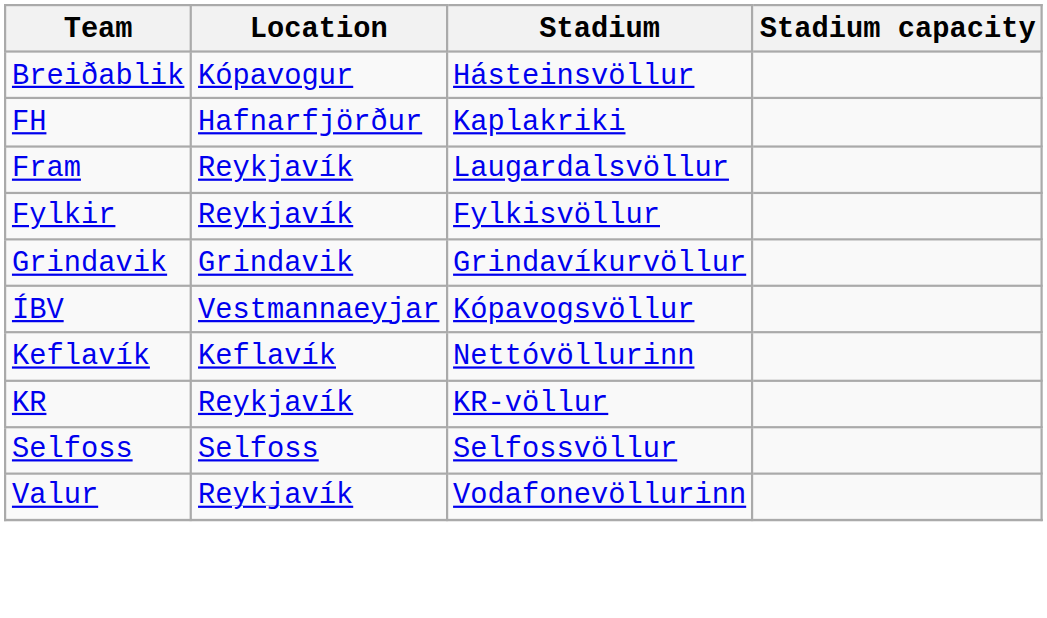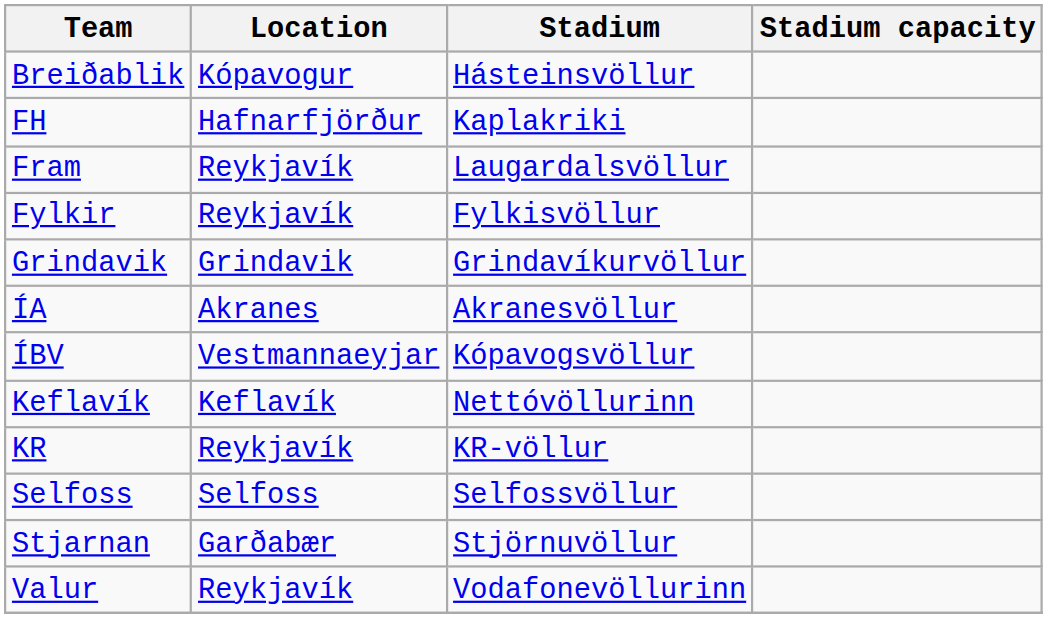+ row: (29, 309)
+ row: (81, 544)
